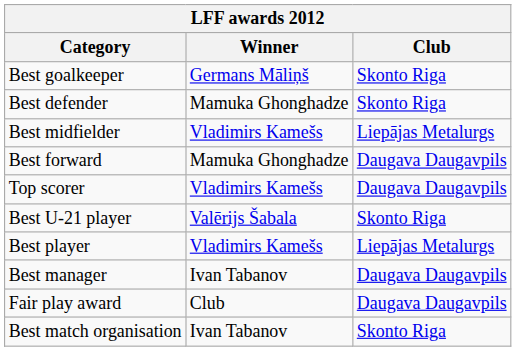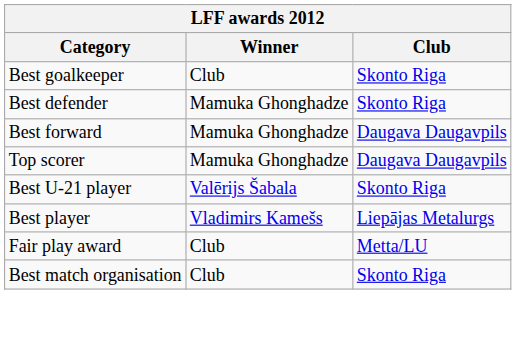(249, 75) Germans Māliņš -> (207, 75) Club
- row: (64, 132)
(256, 189) Vladimirs Kamešs -> (269, 160) Mamuka Ghonghadze
- row: (58, 274)
(432, 302) Daugava Daugavpils -> (392, 246) Metta/LU
(239, 331) Ivan Tabanov -> (207, 274) Club
